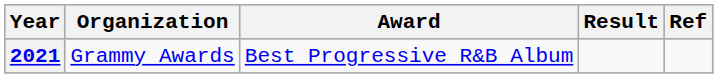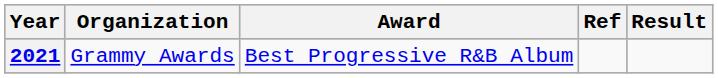columns swapped: (621, 22) <-> (688, 22)
